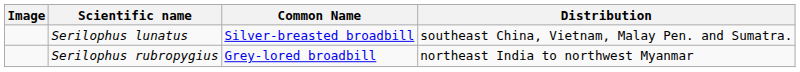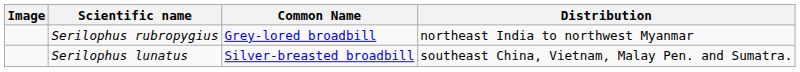rows swapped: (120, 35) <-> (135, 56)
